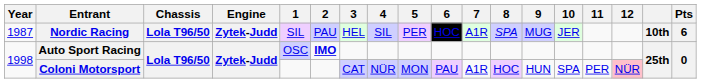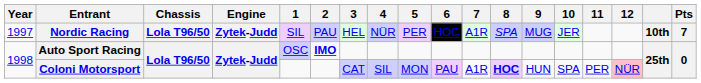(20, 32) 1987 -> (20, 32) 1997
(383, 32) SIL -> (383, 32) NÜR
(684, 32) 6 -> (684, 32) 7
(383, 69) NÜR -> (383, 69) SIL
(506, 69) normal -> (506, 69) bold
